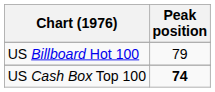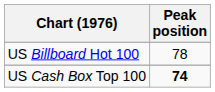(180, 53) 79 -> (180, 53) 78
